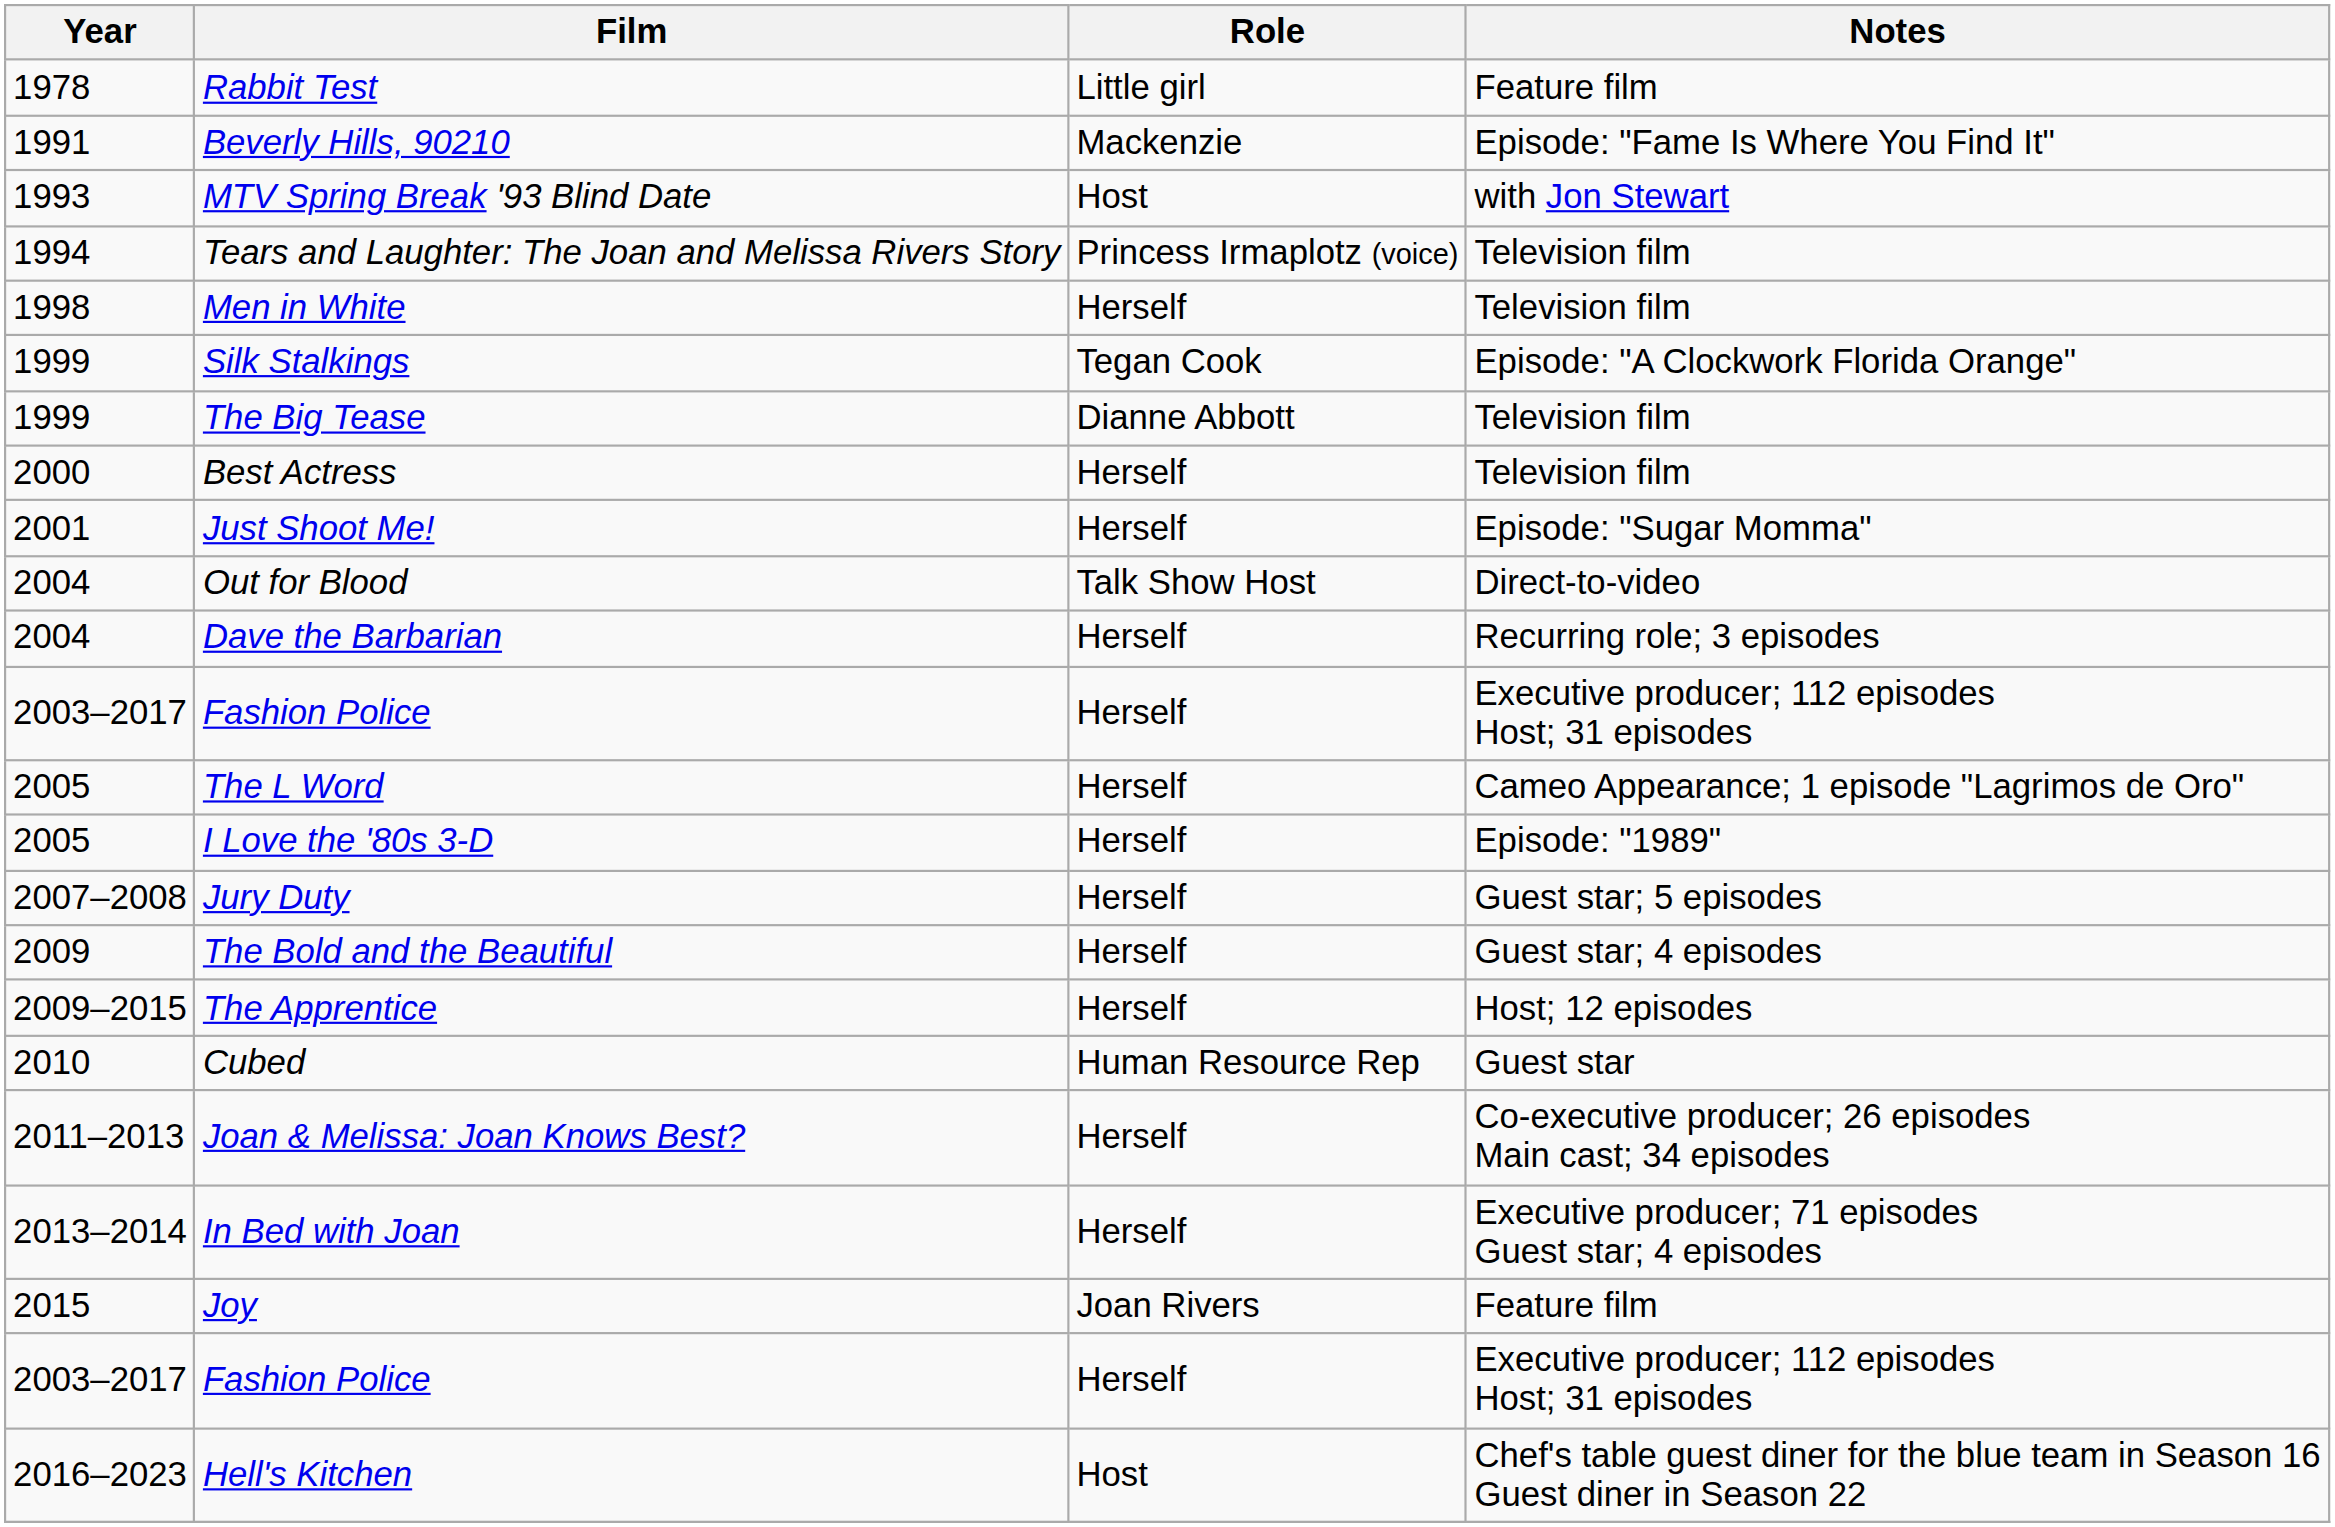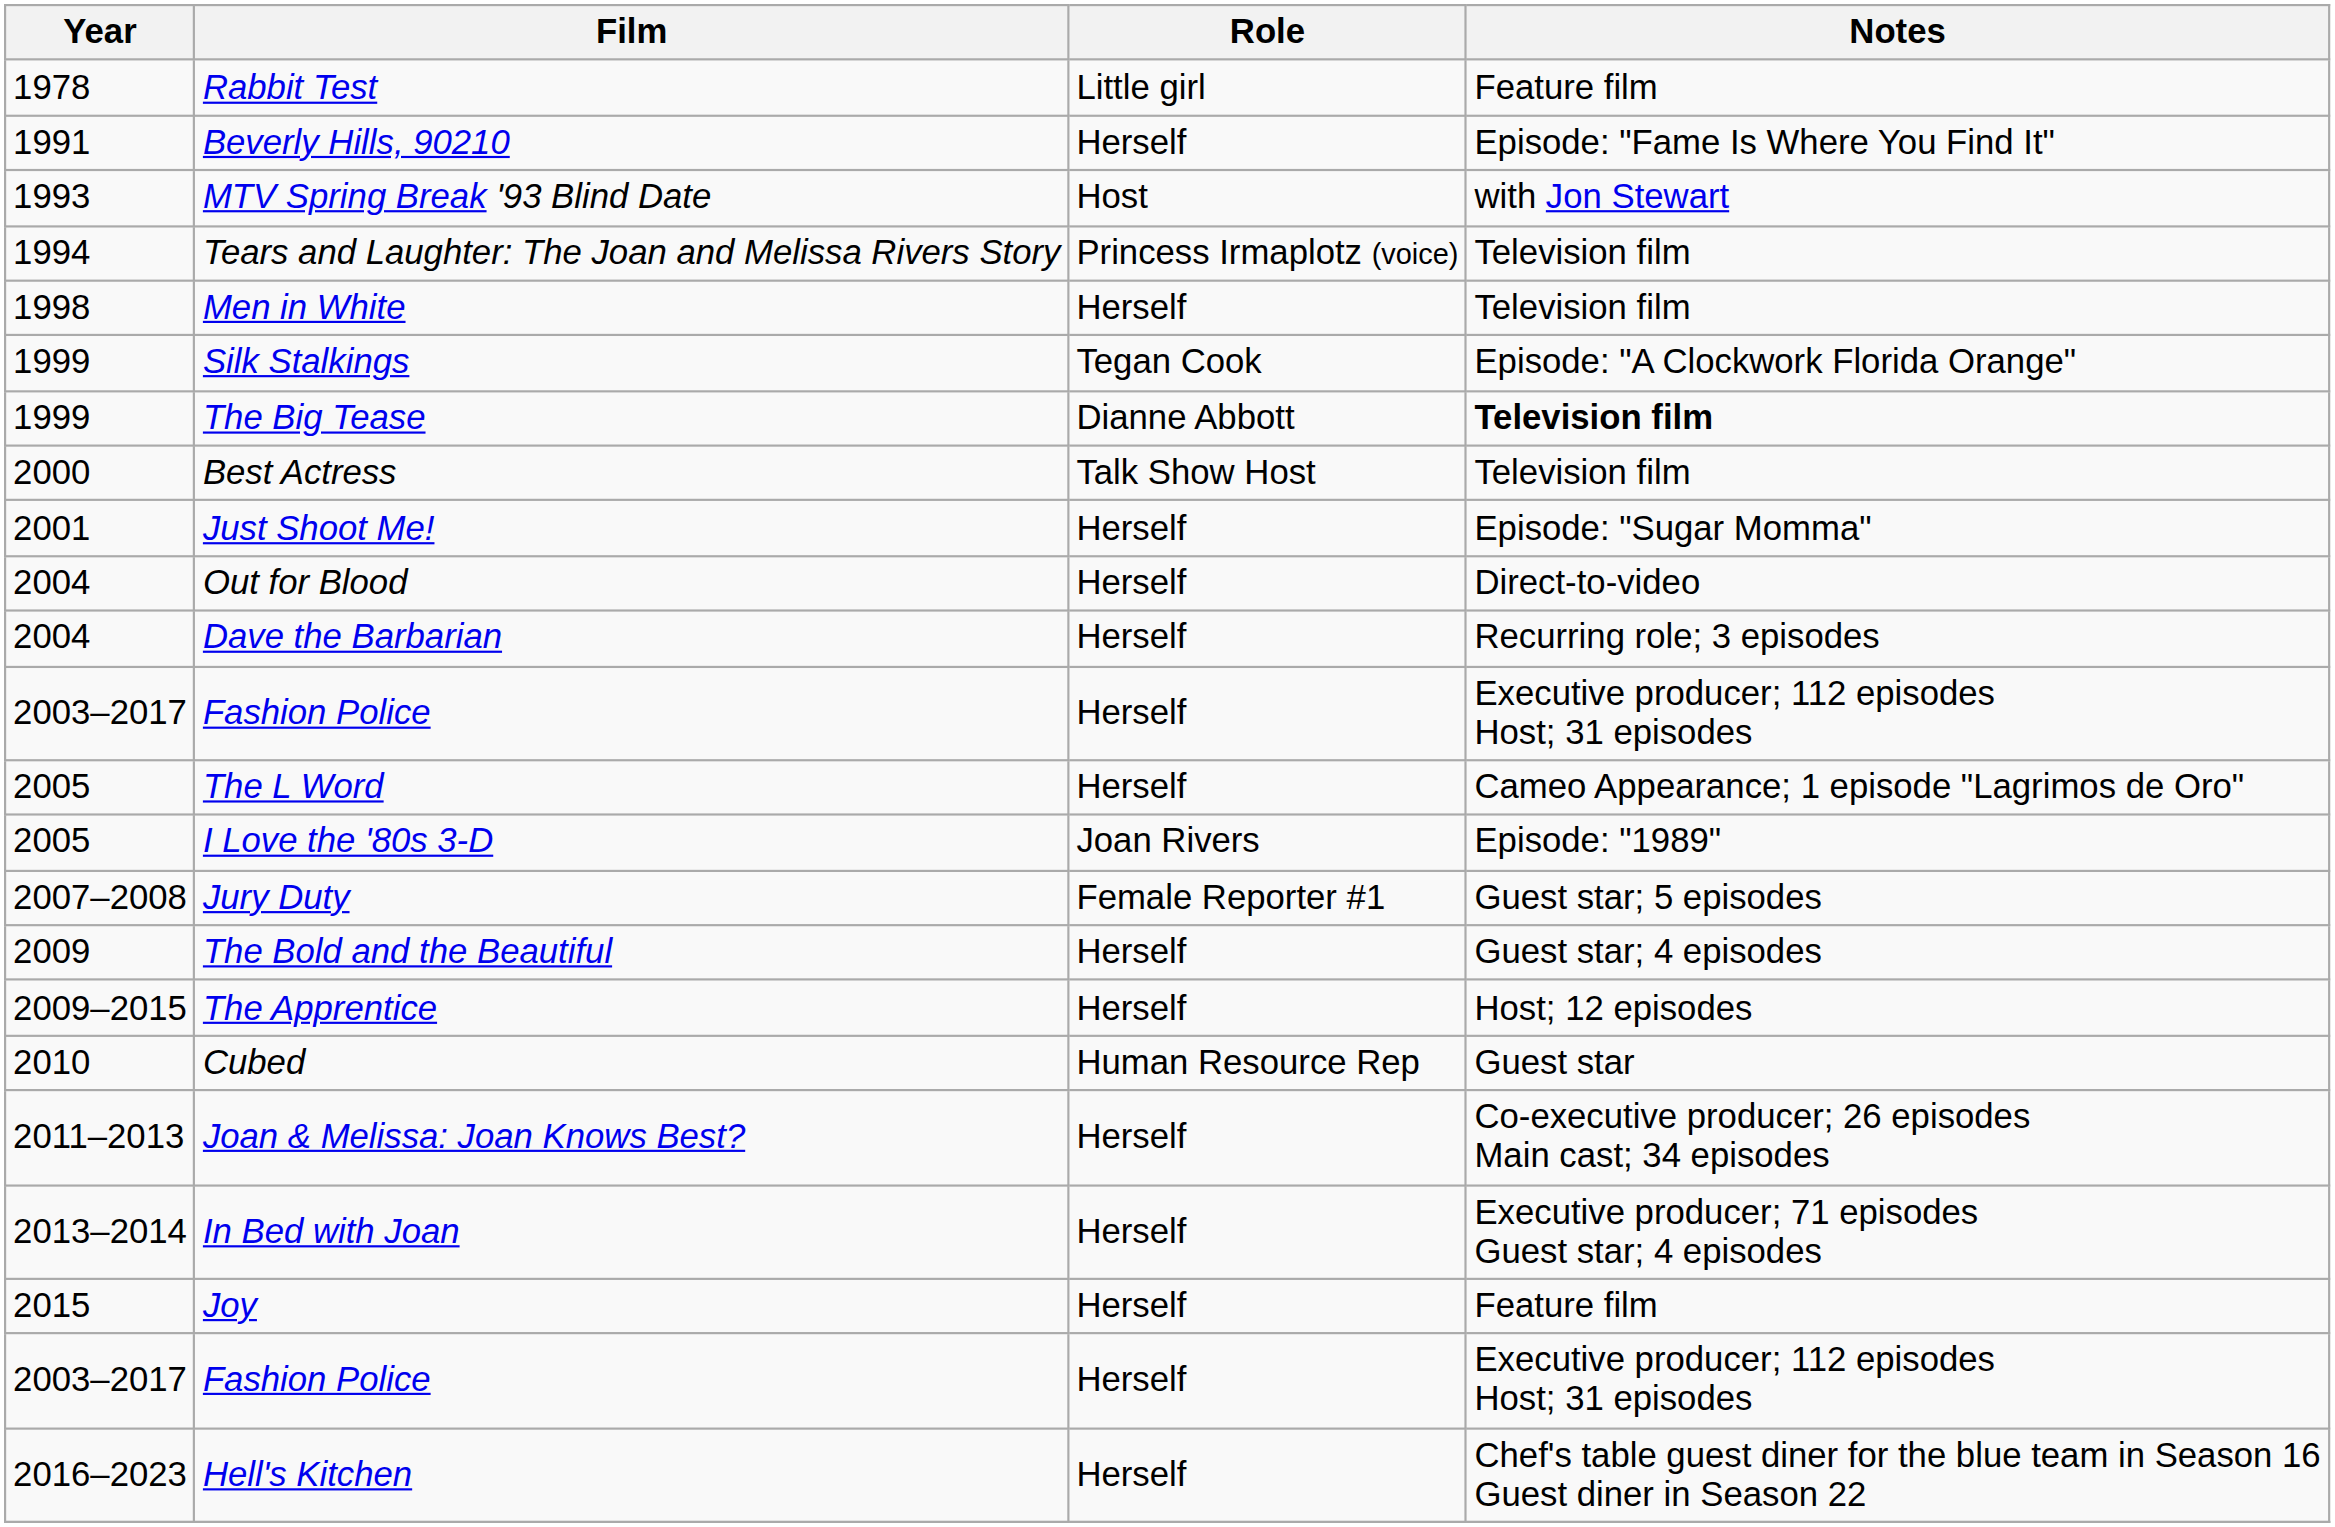(1159, 142) Mackenzie -> (1131, 142) Herself
(1583, 417) normal -> (1594, 417) bold
(1131, 472) Herself -> (1196, 472) Talk Show Host
(1196, 582) Talk Show Host -> (1131, 582) Herself
(1131, 841) Herself -> (1168, 841) Joan Rivers
(1131, 897) Herself -> (1231, 897) Female Reporter #1
(1168, 1305) Joan Rivers -> (1131, 1305) Herself
(1112, 1474) Host -> (1131, 1474) Herself
